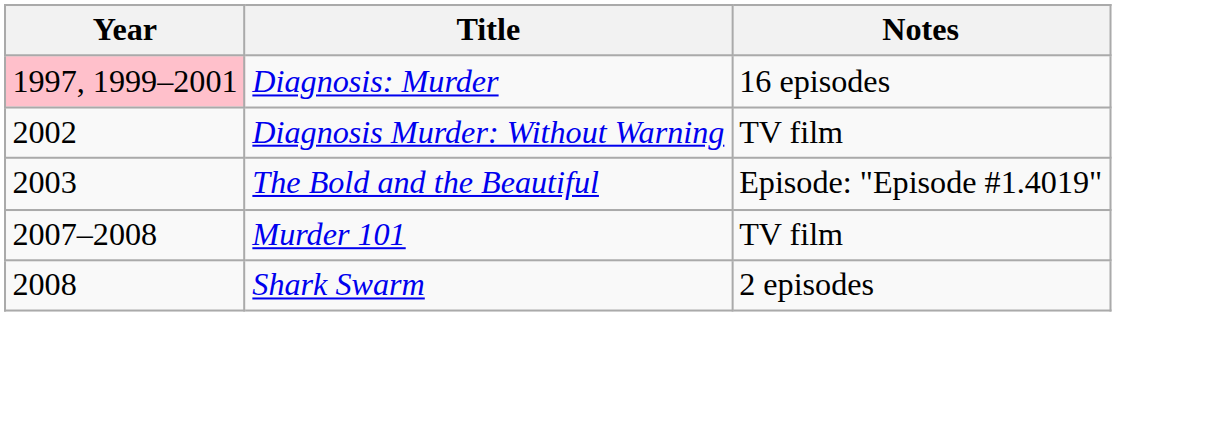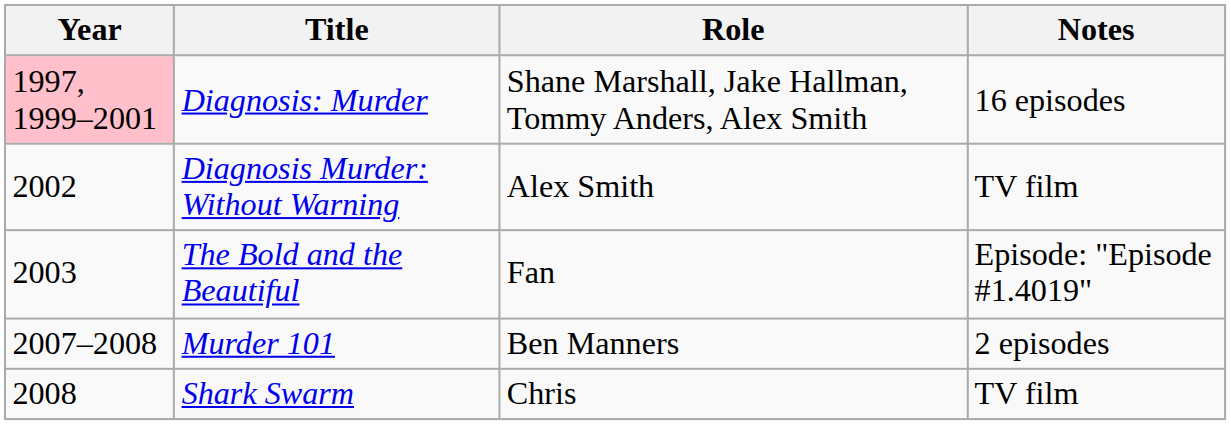+ column: (733, 30)
(791, 234) TV film -> (1042, 342) 2 episodes
(807, 285) 2 episodes -> (1027, 393) TV film
